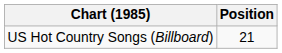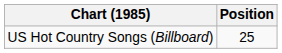(247, 37) 21 -> (247, 37) 25
